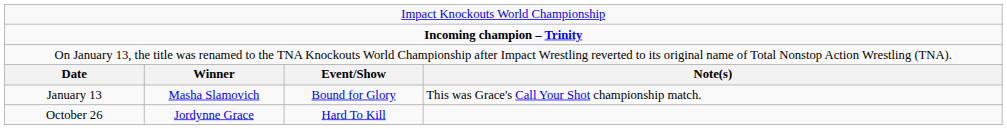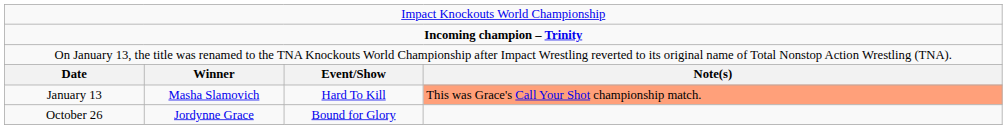(354, 94) Bound for Glory -> (354, 94) Hard To Kill
(564, 94) no background -> (564, 94) lightsalmon background
(354, 114) Hard To Kill -> (354, 114) Bound for Glory
